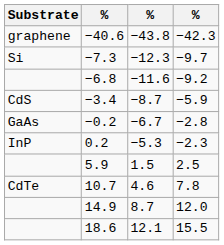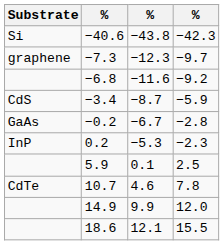(39, 37) graphene -> (16, 37) Si
(16, 58) Si -> (39, 58) graphene
(142, 165) 1.5 -> (142, 165) 0.1
(142, 208) 8.7 -> (142, 208) 9.9
